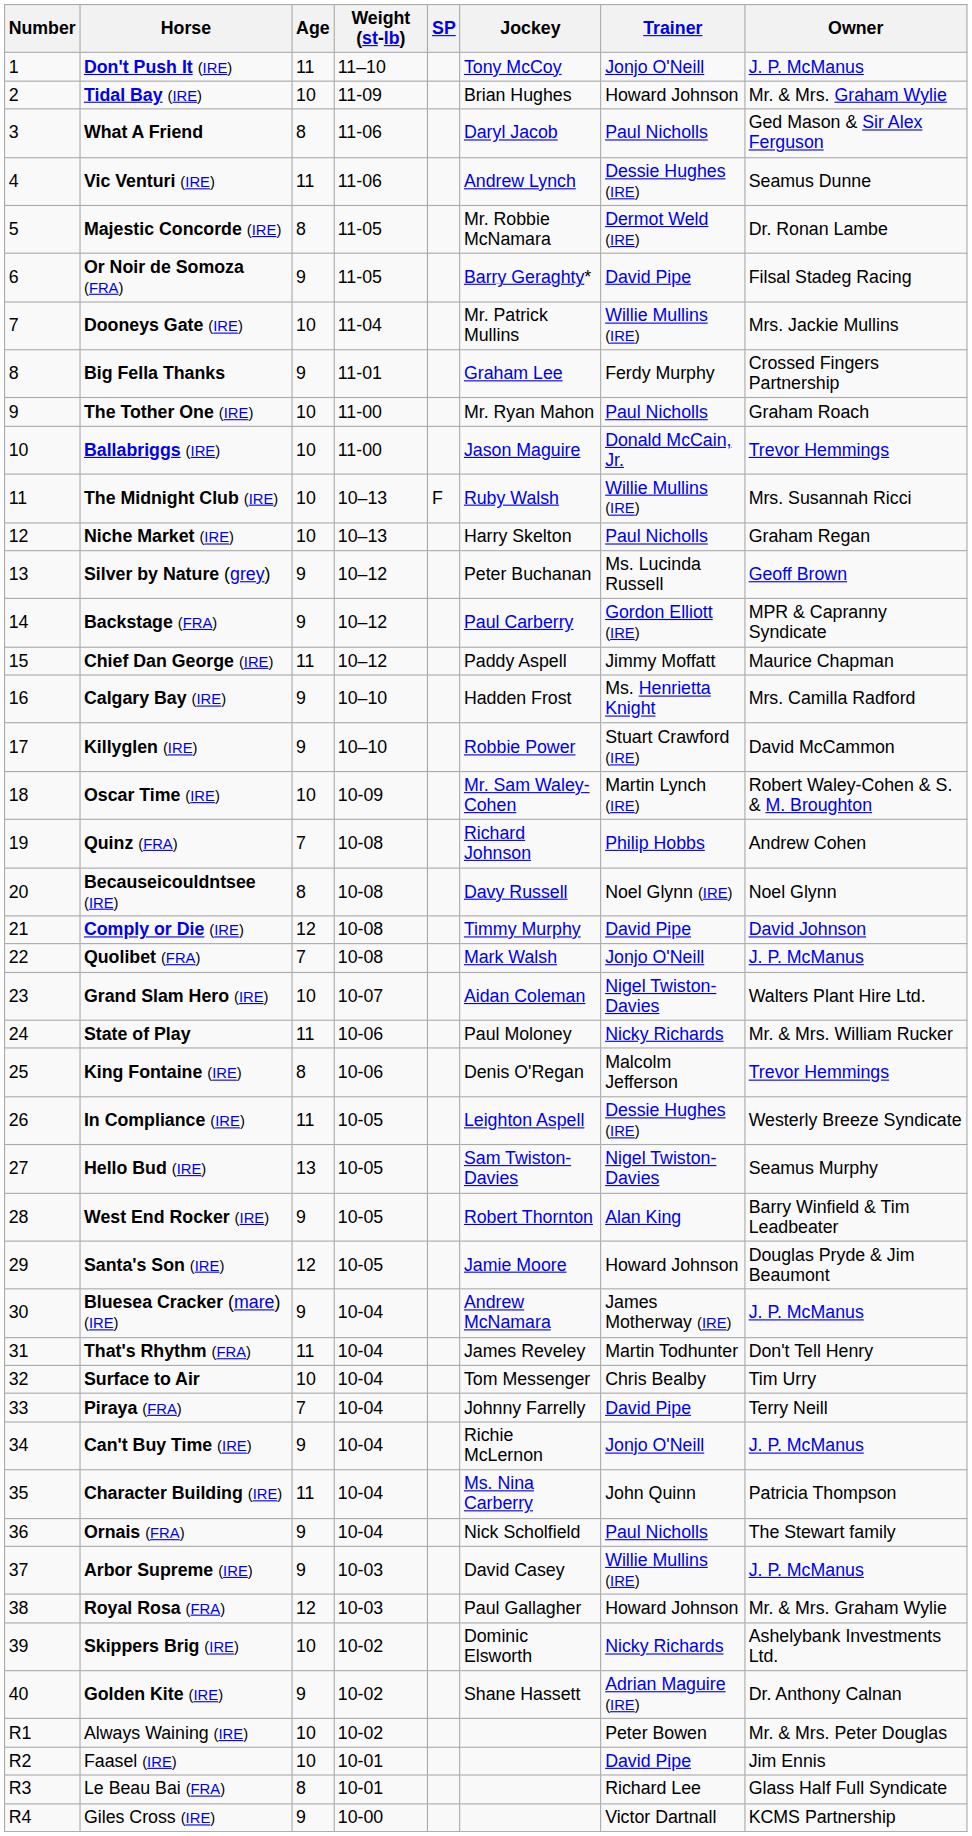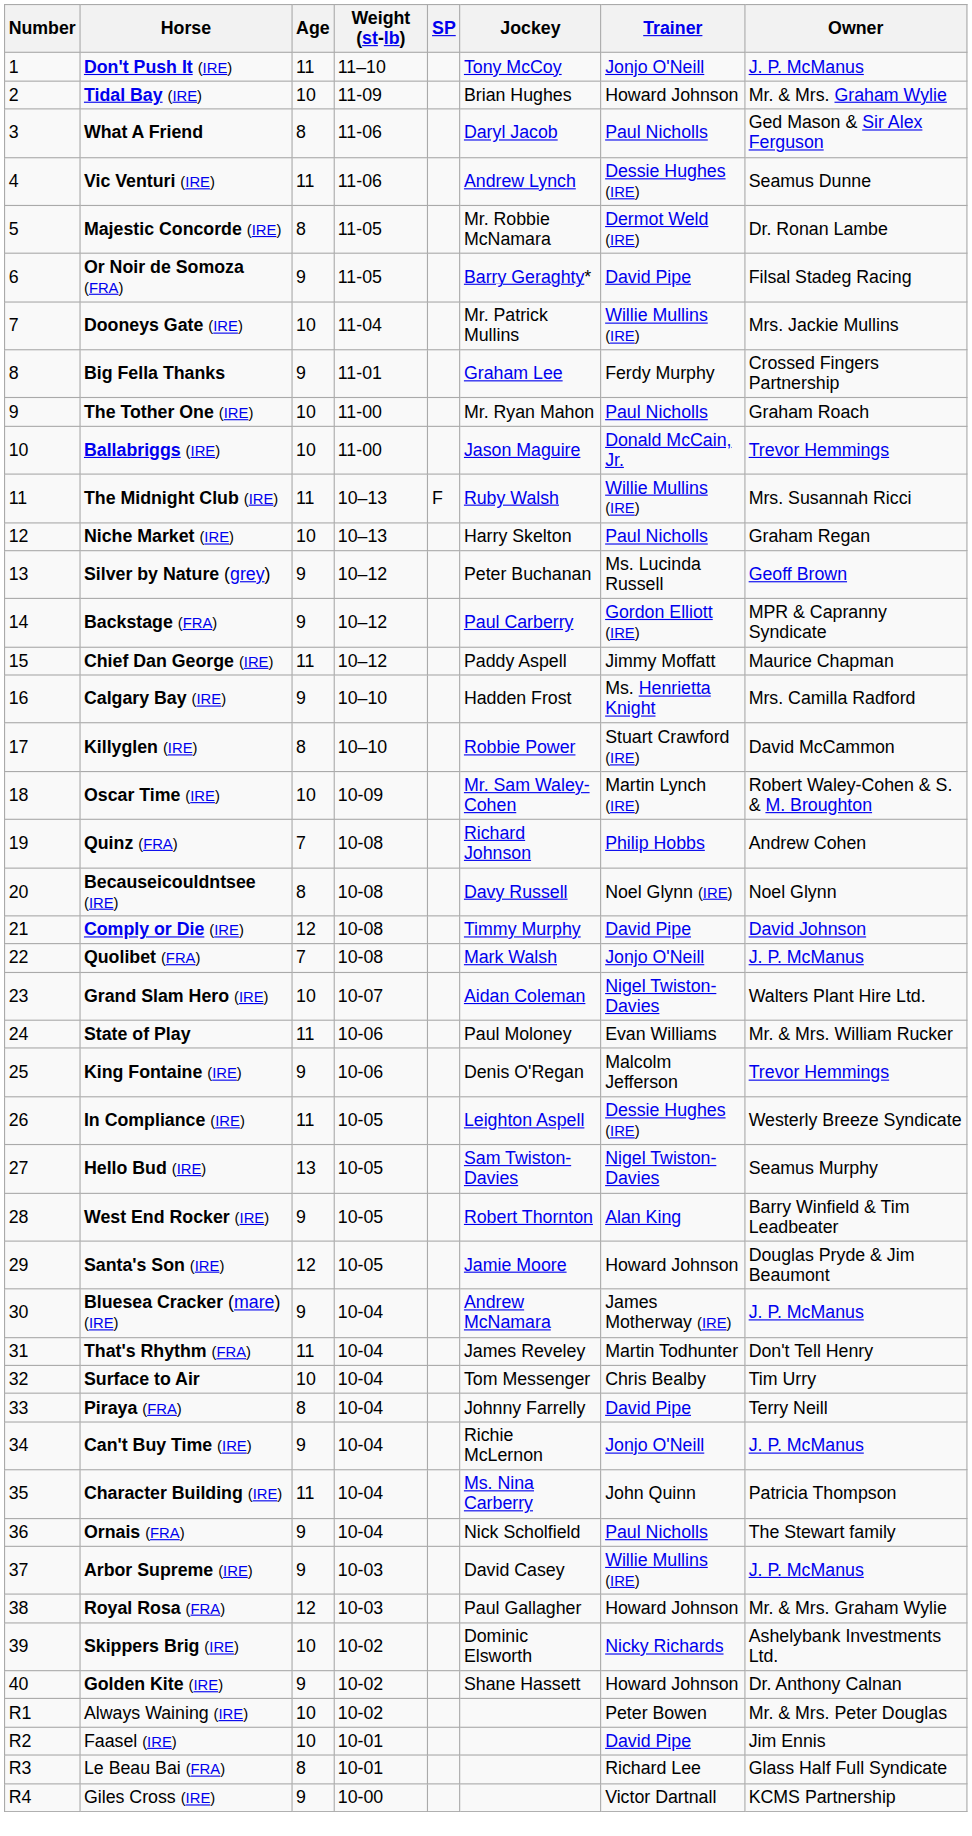(306, 498) 10 -> (305, 498) 11
(301, 747) 9 -> (301, 747) 8
(664, 1034) Nicky Richards -> (661, 1034) Evan Williams
(301, 1072) 8 -> (301, 1072) 9
(301, 1407) 7 -> (301, 1407) 8
(665, 1694) Adrian Maguire (IRE) -> (672, 1684) Howard Johnson
